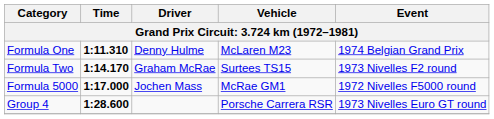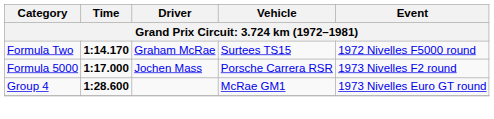- row: (41, 50)
(397, 68) 1973 Nivelles F2 round -> (407, 50) 1972 Nivelles F5000 round
(253, 86) McRae GM1 -> (277, 68) Porsche Carrera RSR
(407, 86) 1972 Nivelles F5000 round -> (397, 68) 1973 Nivelles F2 round
(277, 104) Porsche Carrera RSR -> (253, 86) McRae GM1
